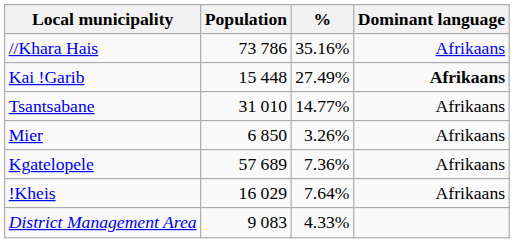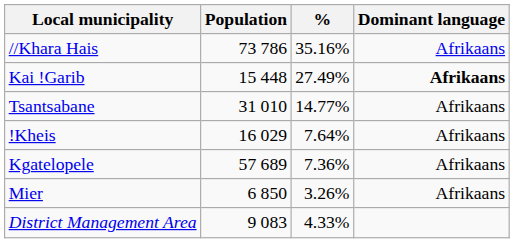rows swapped: (32, 193) <-> (26, 135)
